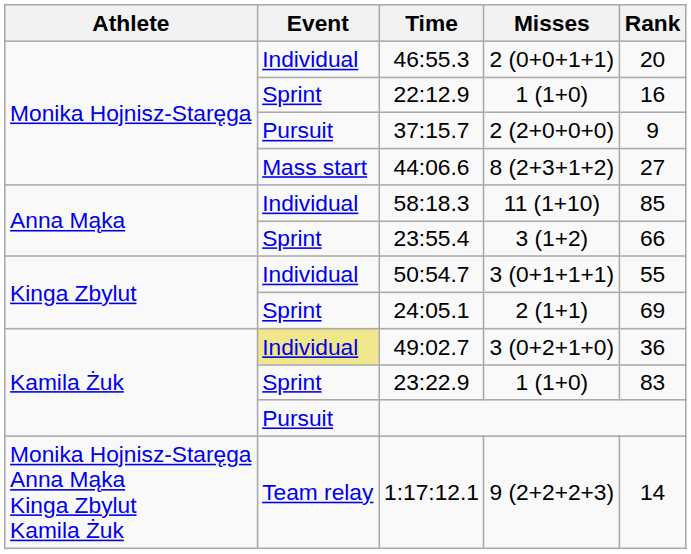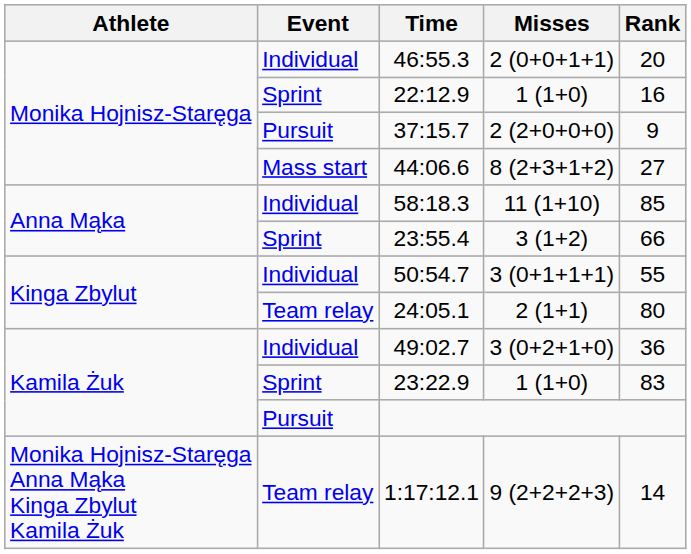(292, 311) Sprint -> (318, 311) Team relay
(653, 311) 69 -> (653, 311) 80
(310, 347) khaki background -> (310, 347) no background
